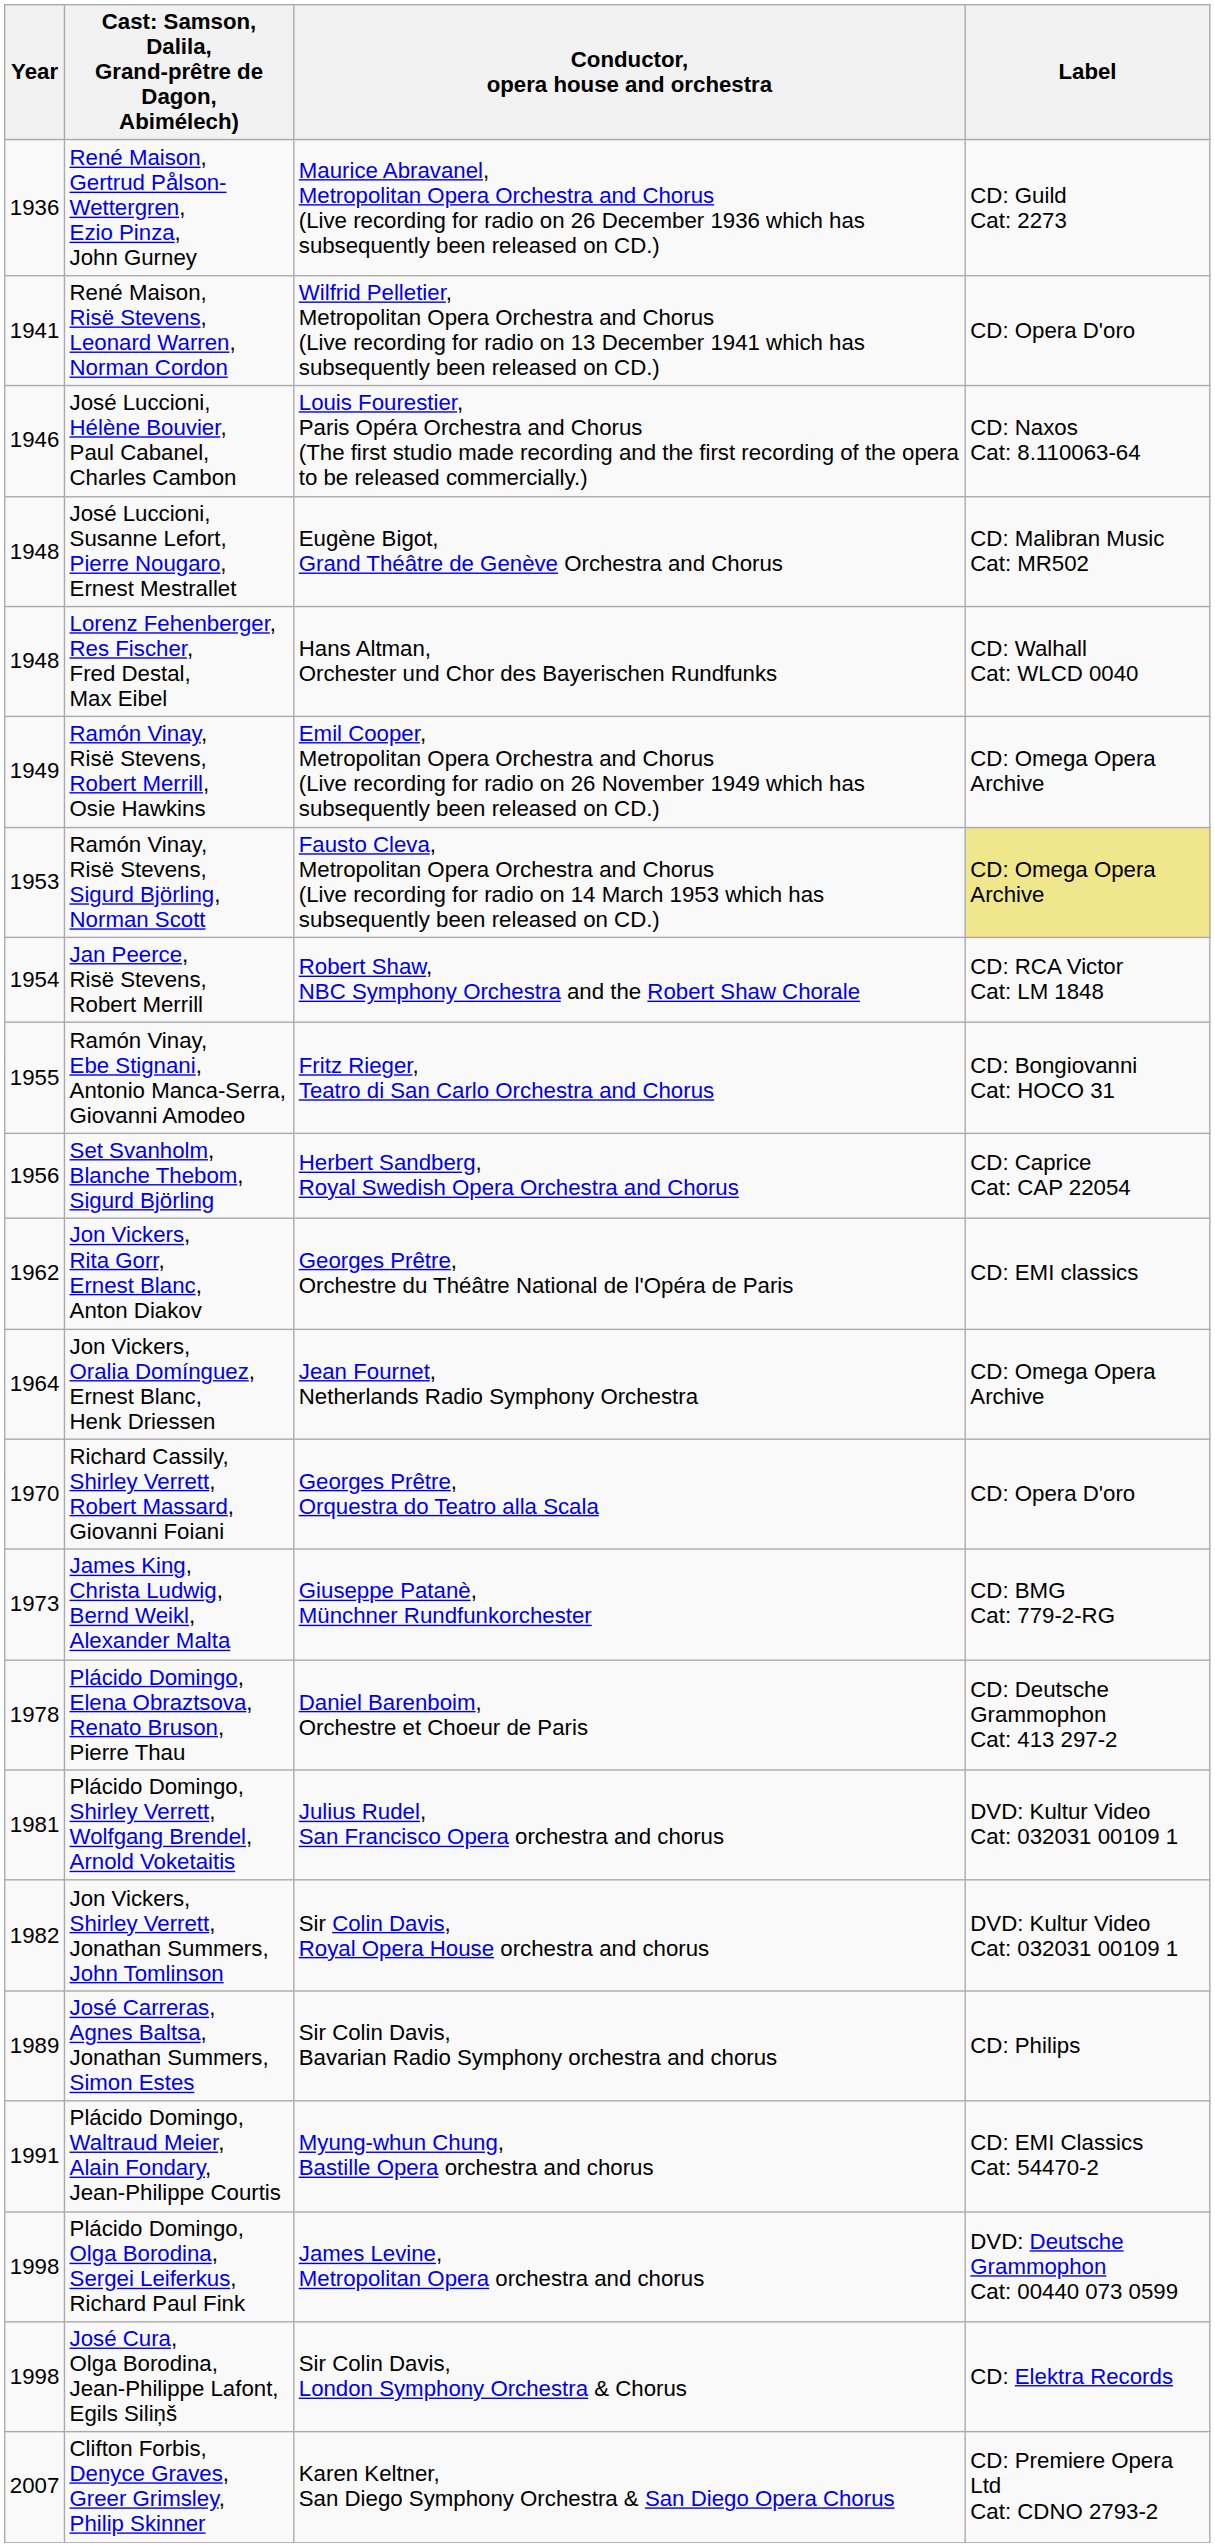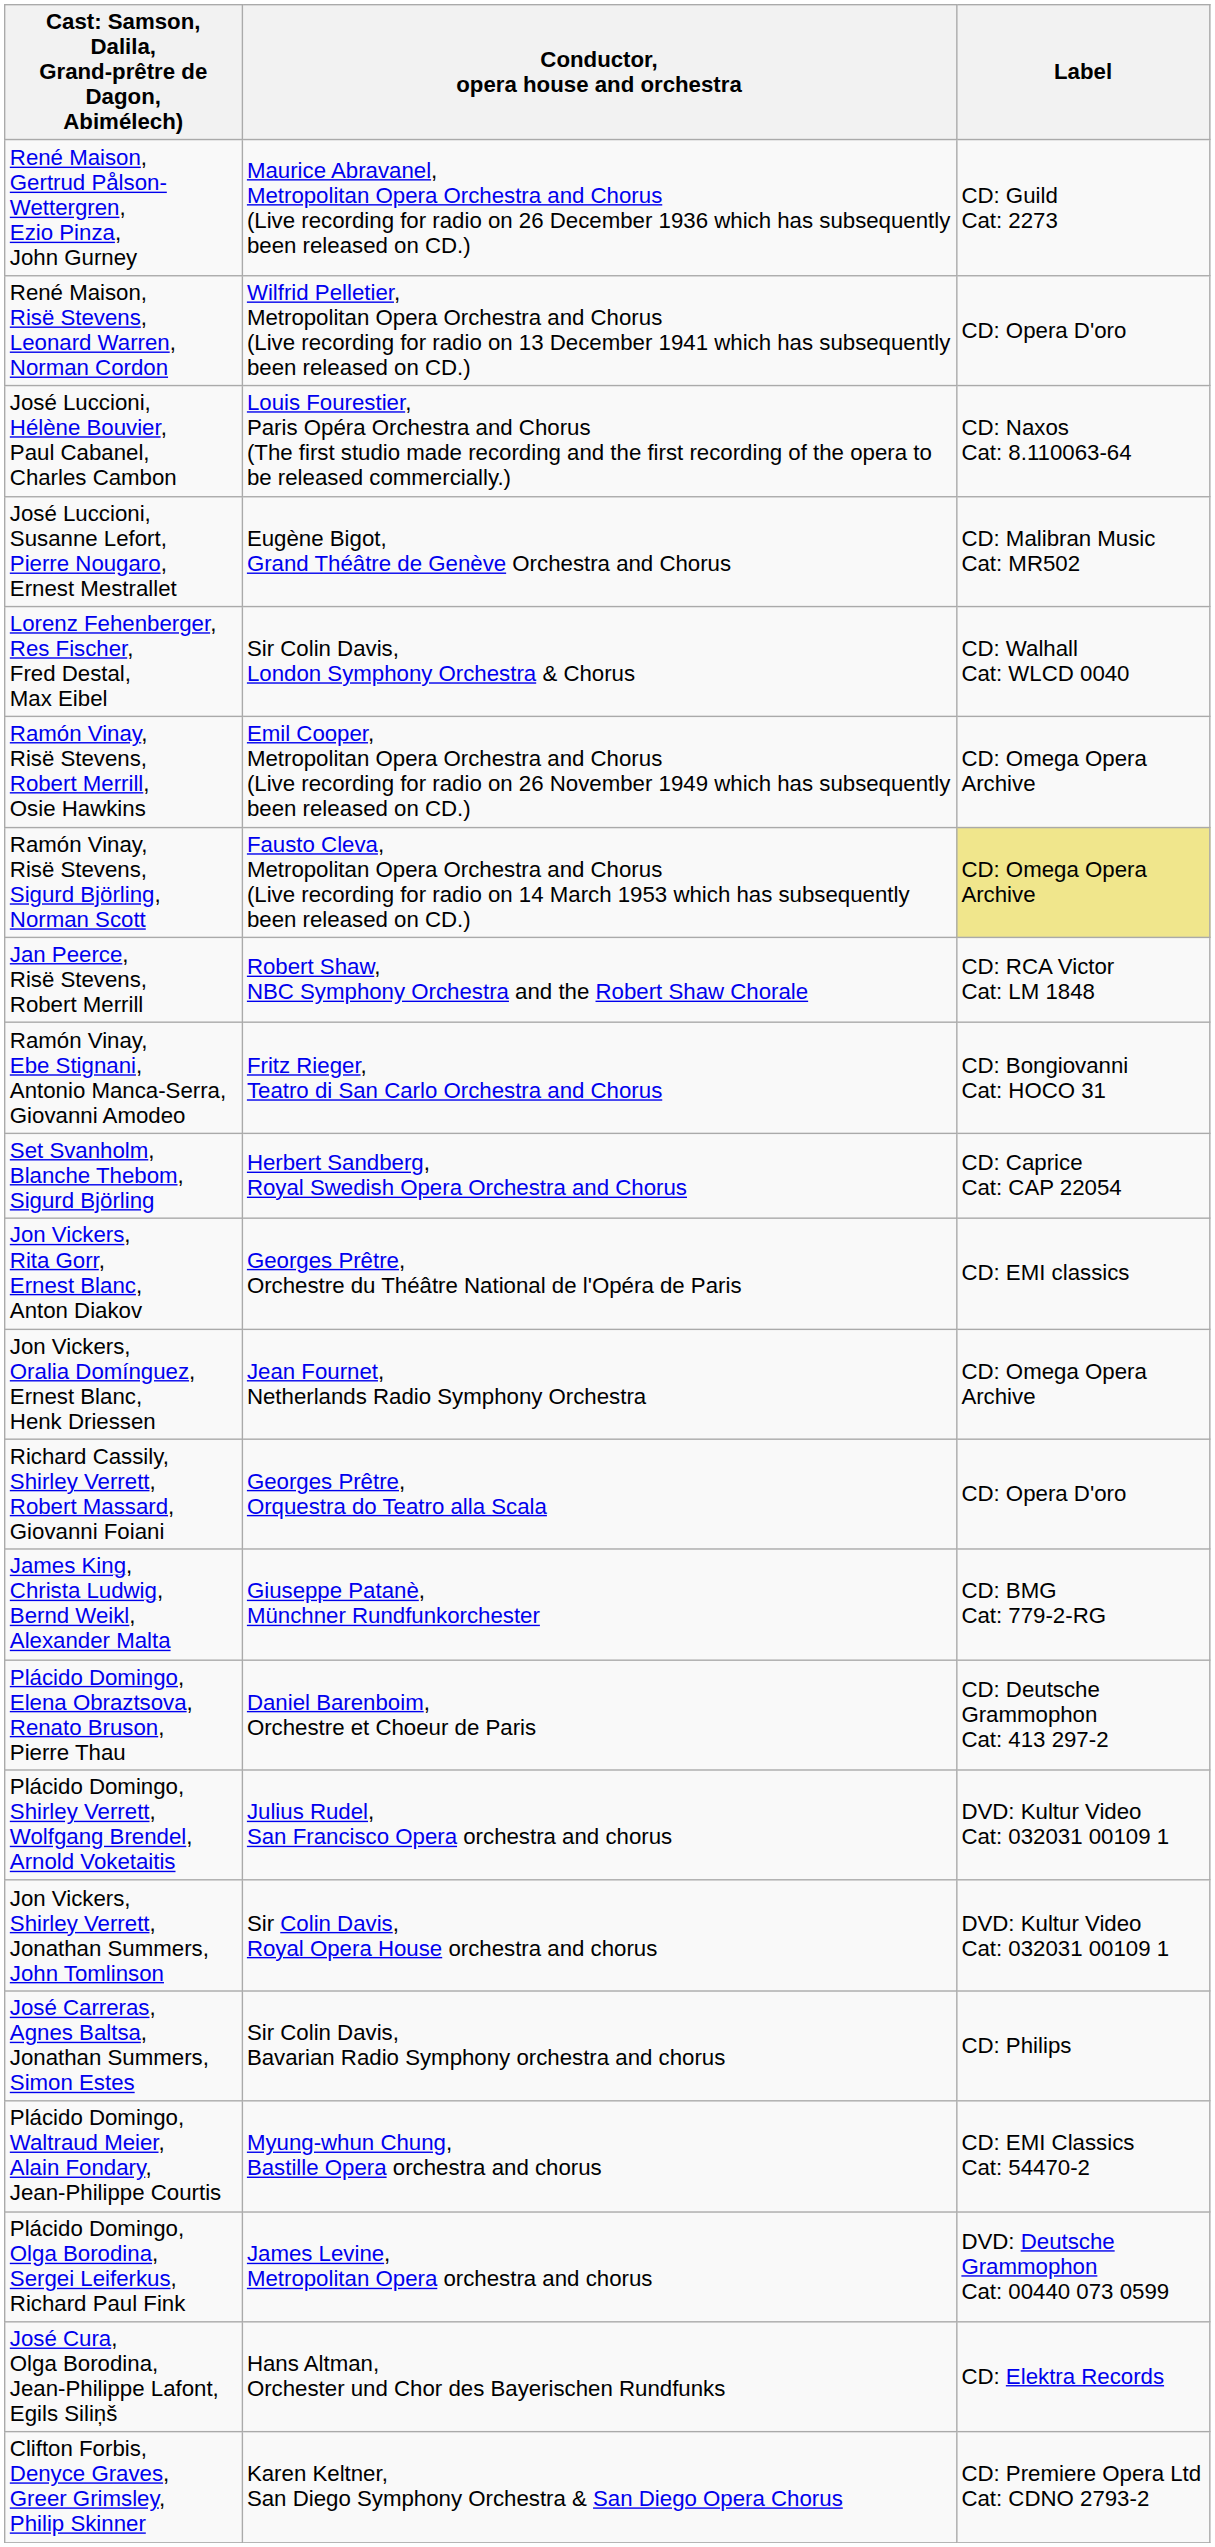- column: (35, 72)
(538, 661) Hans Altman, Orchester und Chor des Bayerischen Rundfunks -> (441, 661) Sir Colin Davis, London Symphony Orchestra & Chorus
(493, 2376) Sir Colin Davis, London Symphony Orchestra & Chorus -> (486, 2376) Hans Altman, Orchester und Chor des Bayerischen Rundfunks
